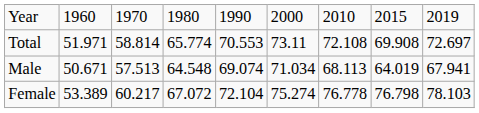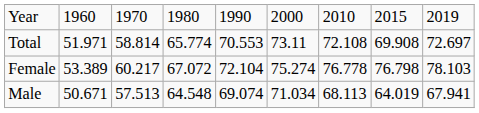rows swapped: (32, 94) <-> (25, 68)
